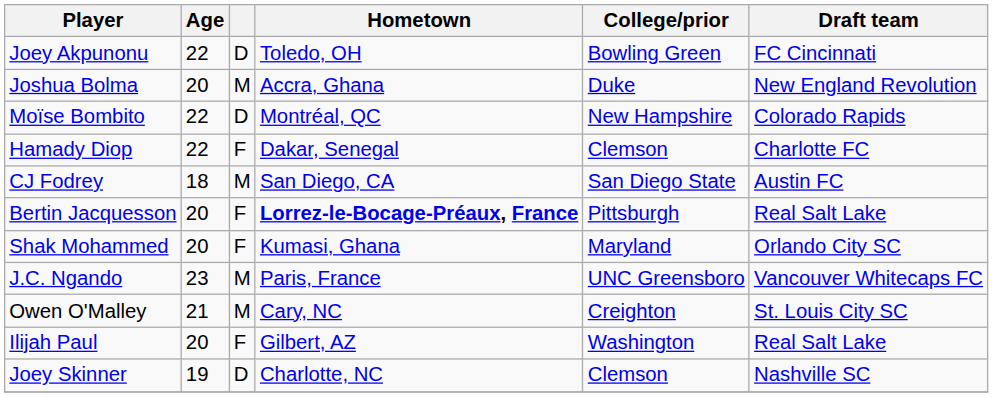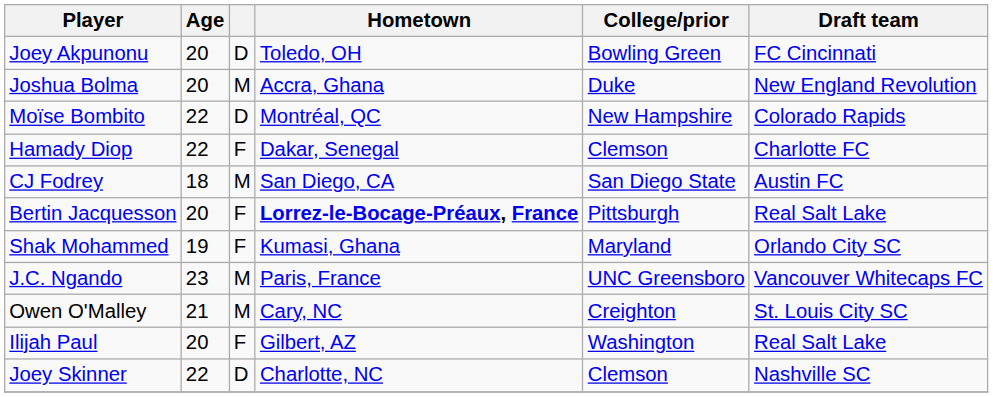(197, 52) 22 -> (197, 52) 20
(197, 246) 20 -> (197, 246) 19
(197, 375) 19 -> (197, 375) 22
